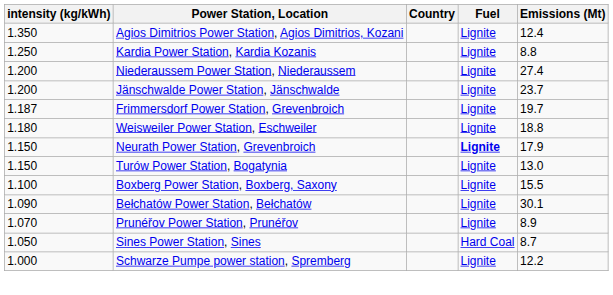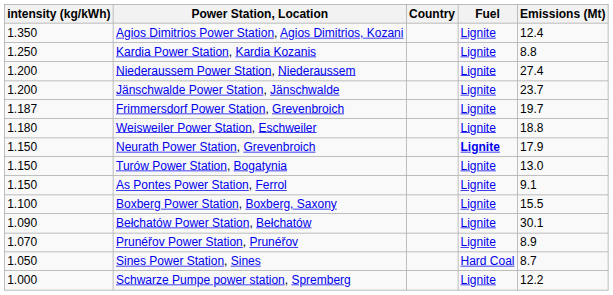+ row: (201, 185)
